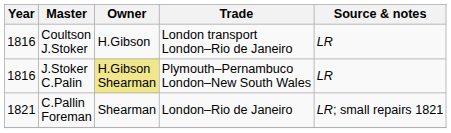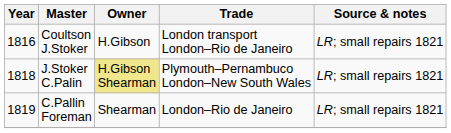(325, 41) LR -> (380, 41) LR; small repairs 1821
(21, 75) 1816 -> (21, 75) 1818
(325, 75) LR -> (380, 75) LR; small repairs 1821
(21, 110) 1821 -> (21, 110) 1819
